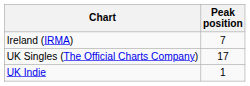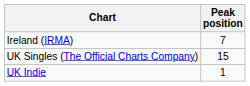(223, 56) 17 -> (223, 56) 15
